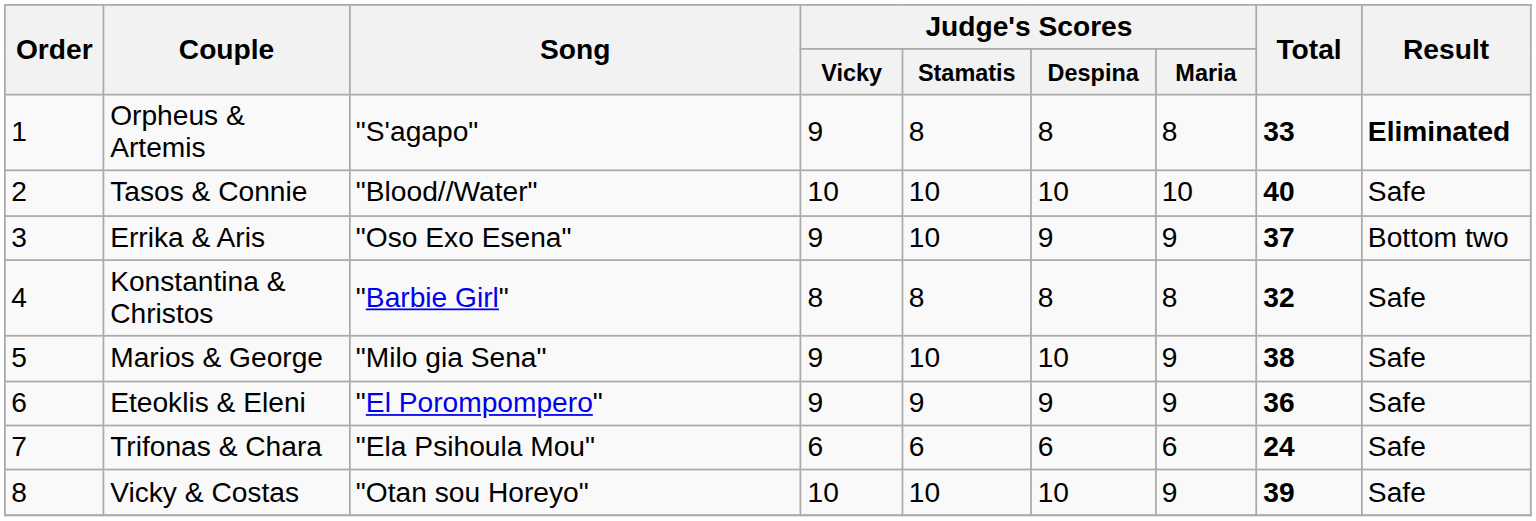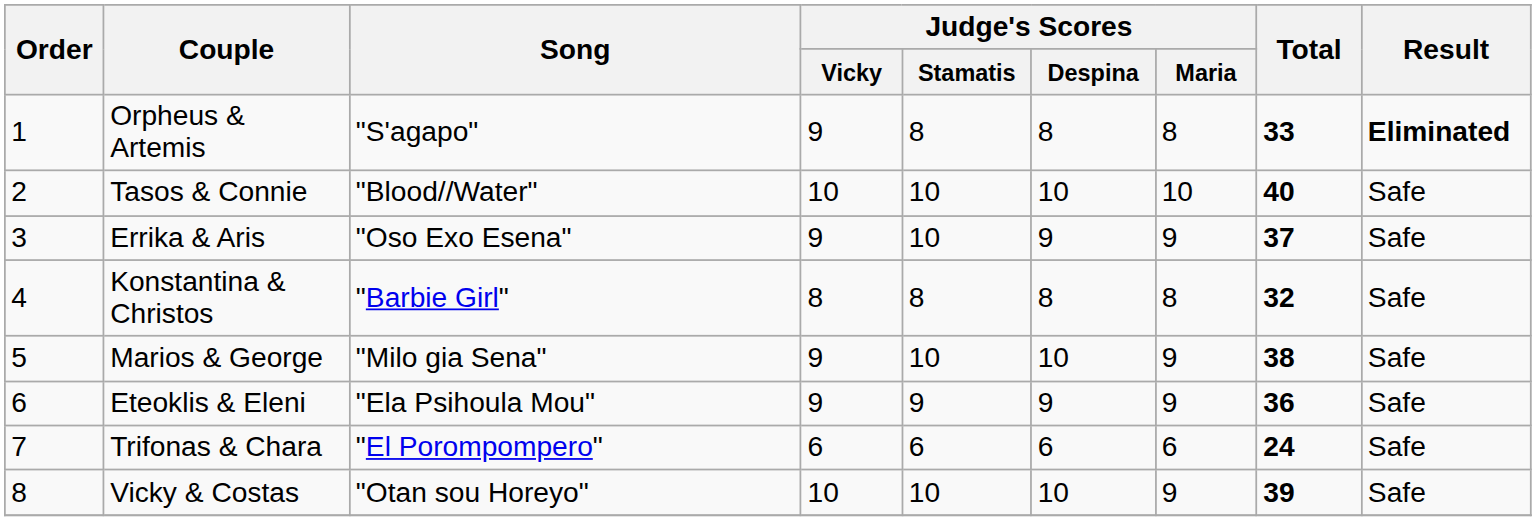(1438, 237) Bottom two -> (1397, 237) Safe
(479, 402) "El Porompompero" -> (475, 402) "Ela Psihoula Mou"
(475, 447) "Ela Psihoula Mou" -> (479, 447) "El Porompompero"
